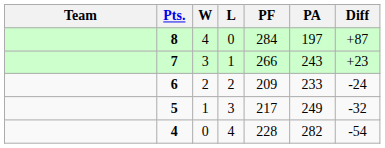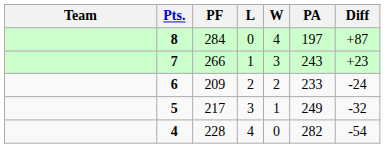columns swapped: (205, 16) <-> (267, 16)
